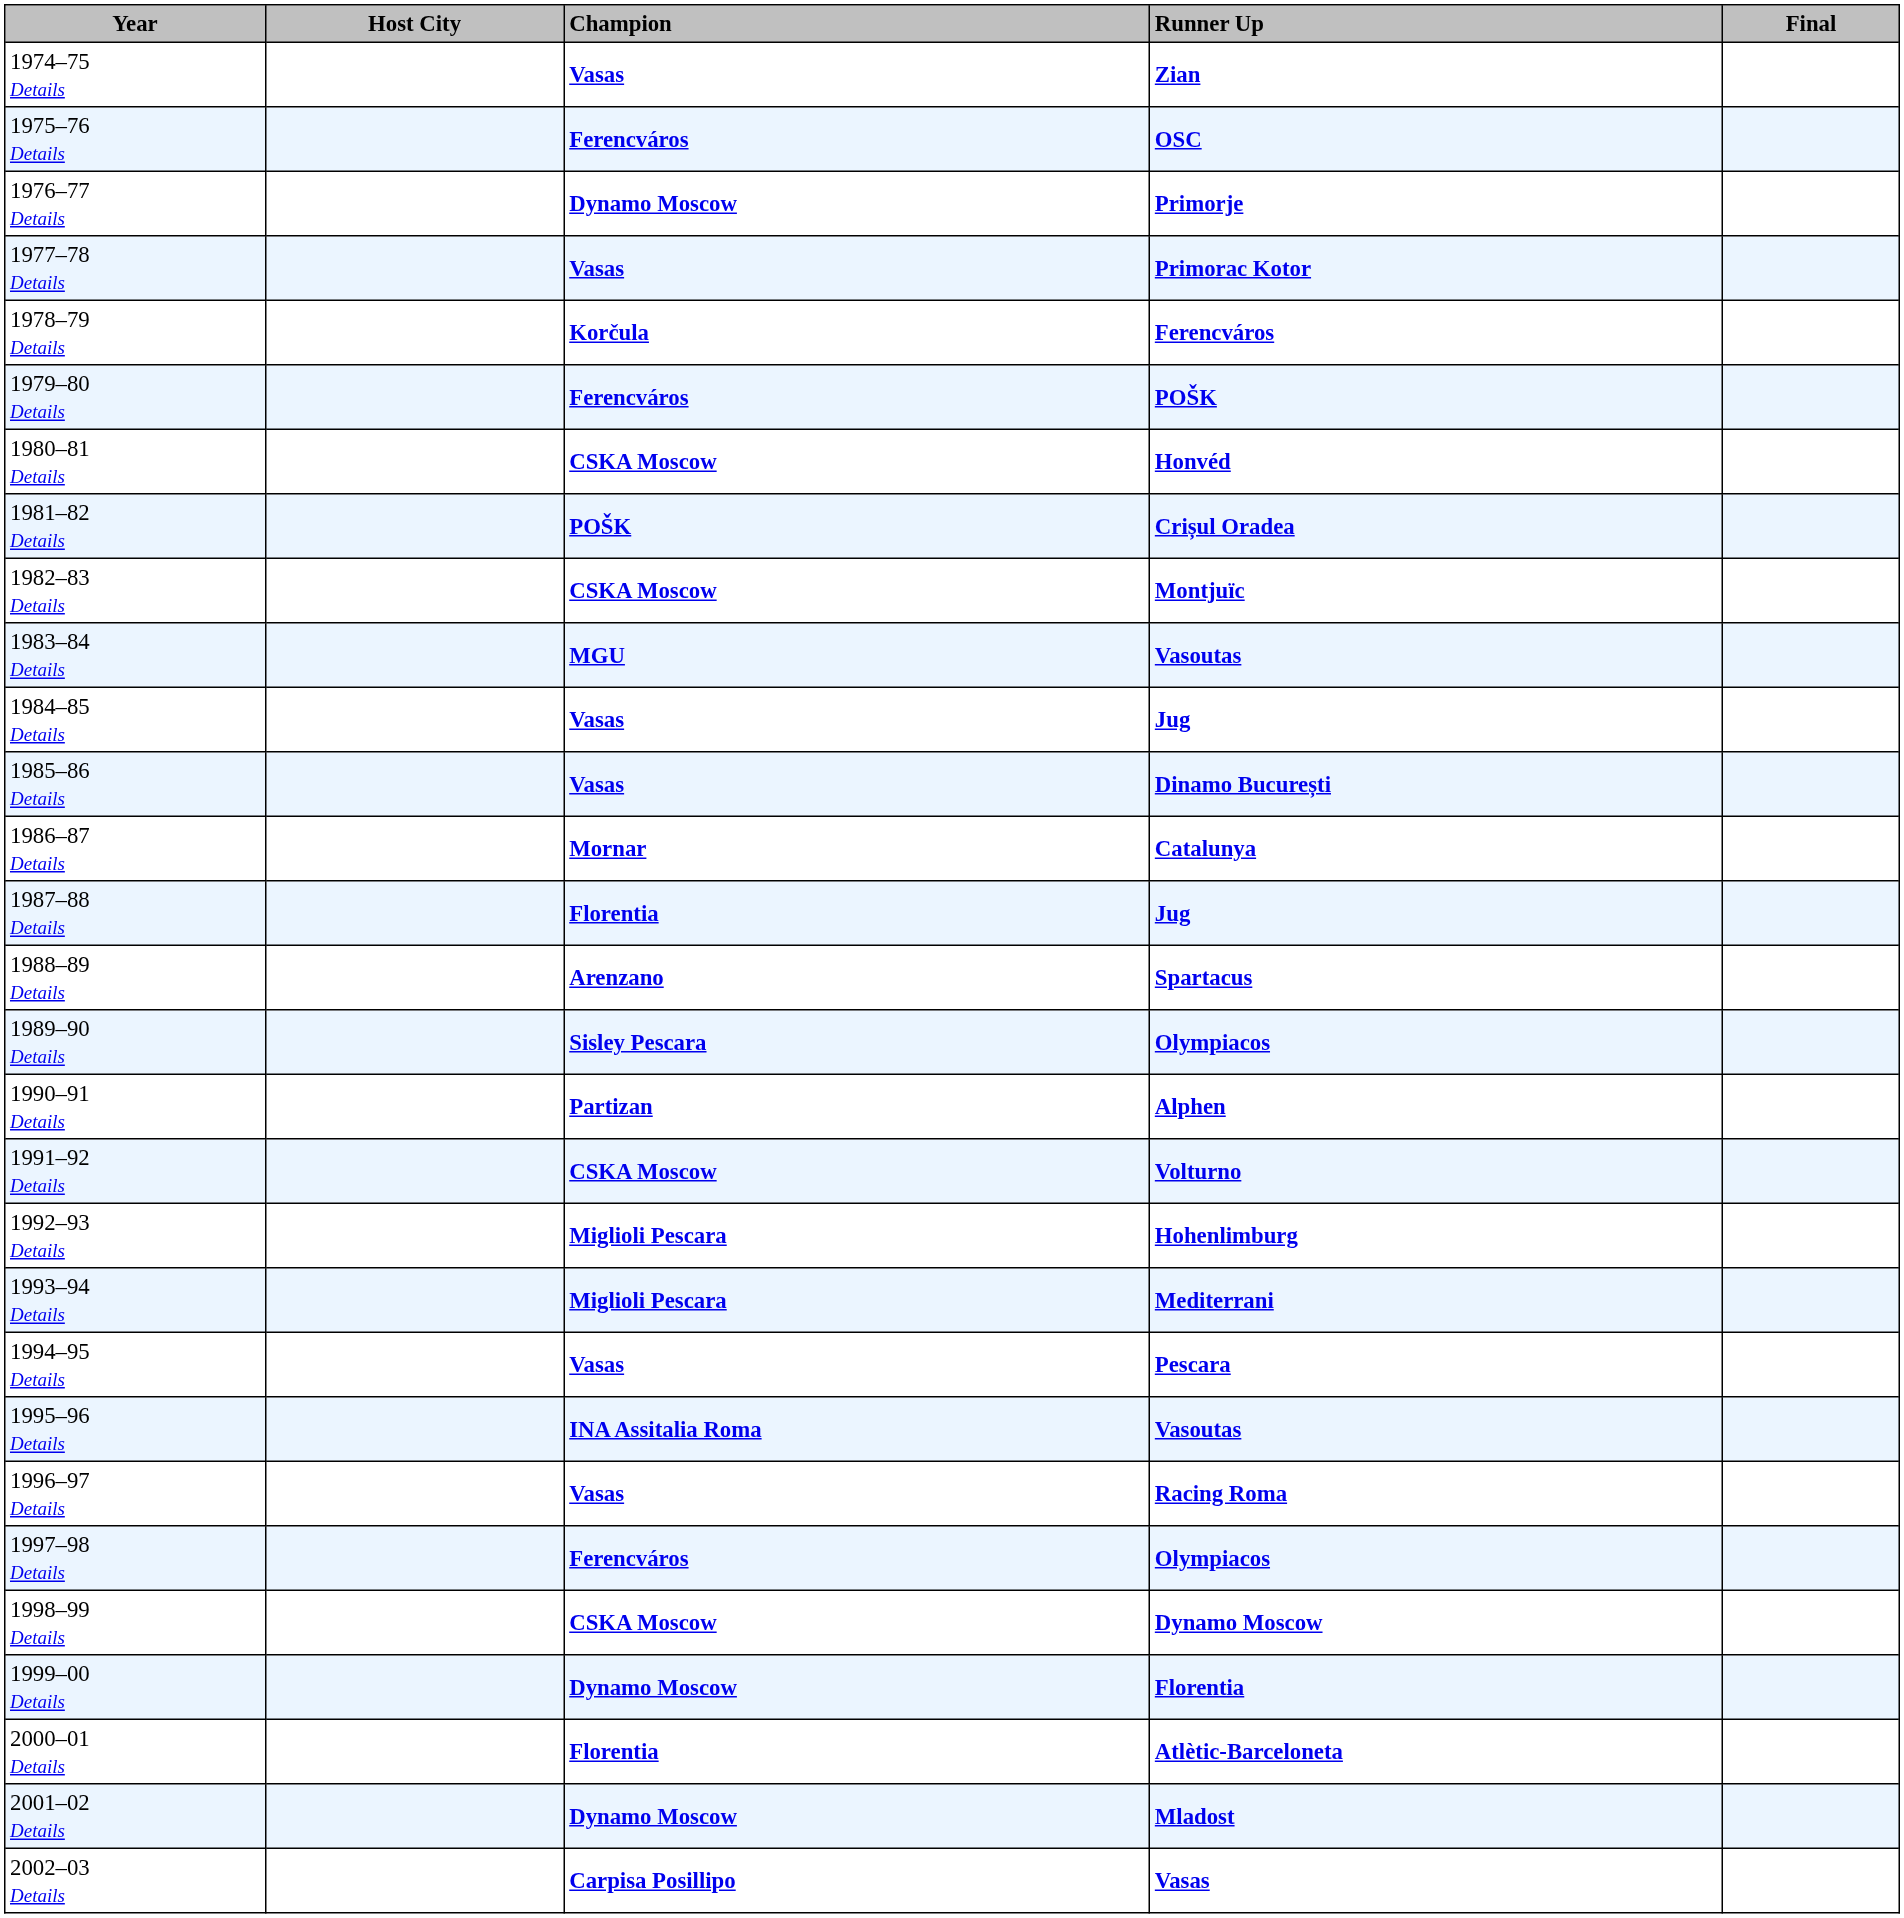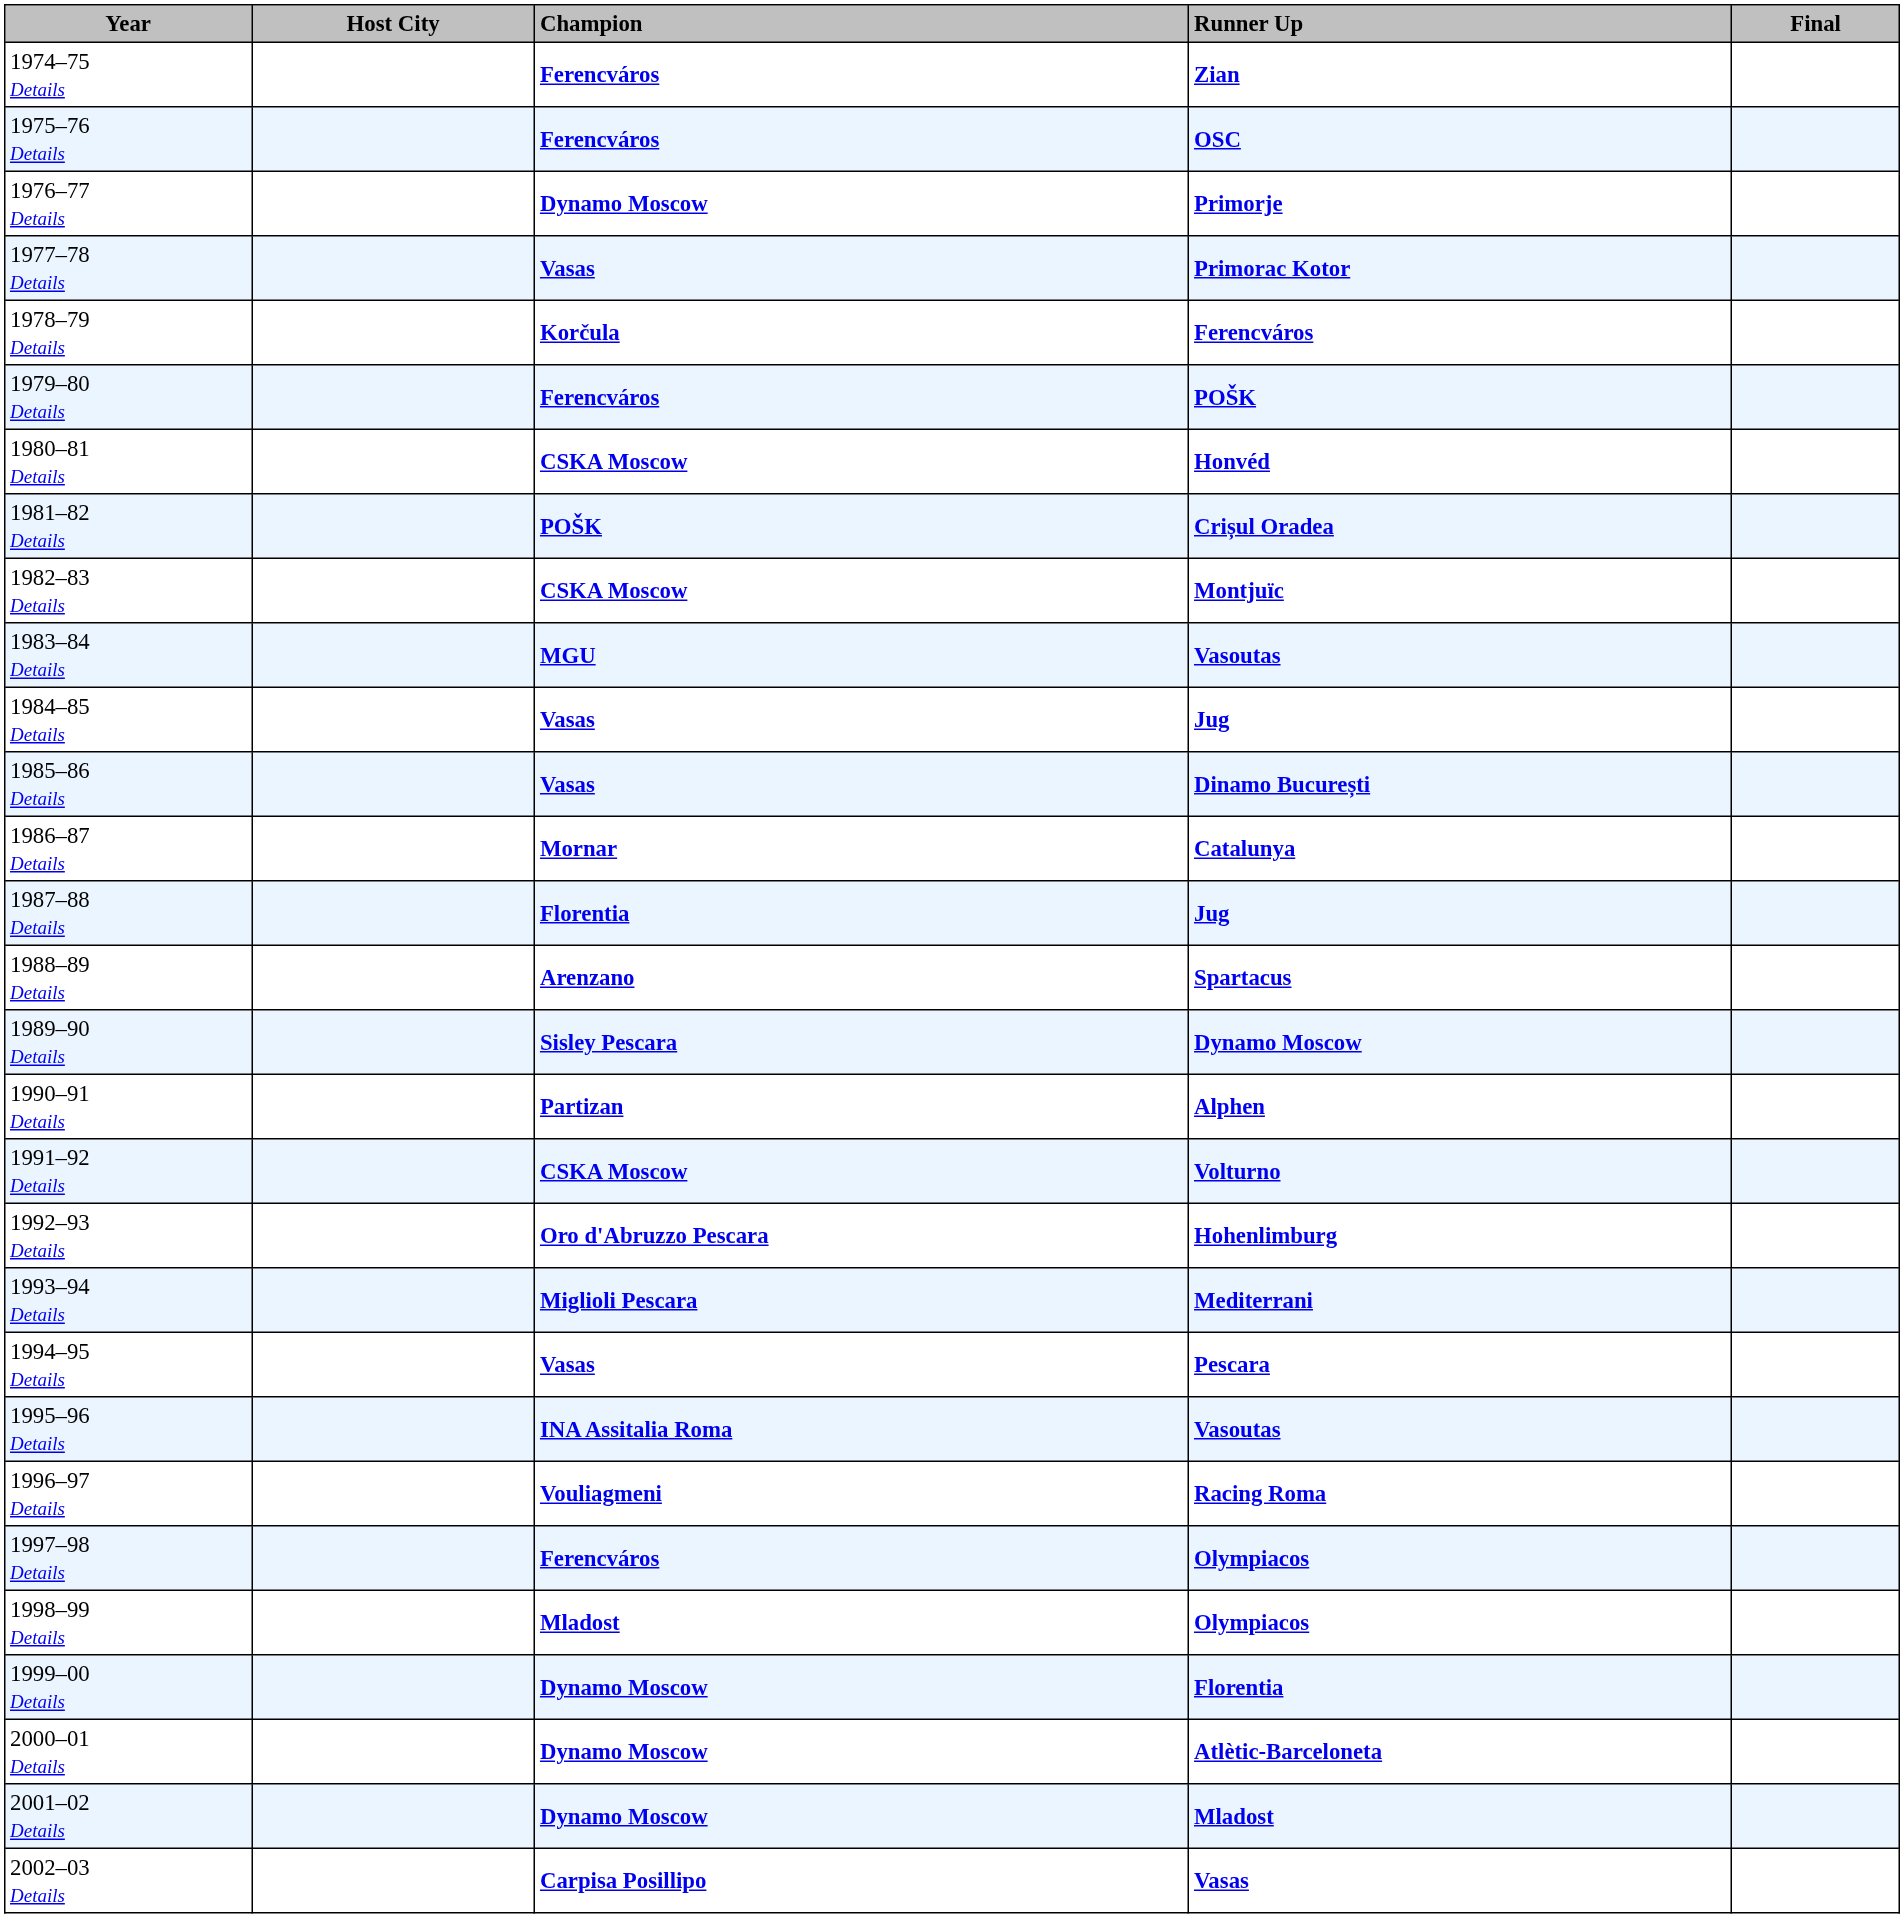(597, 74) Vasas -> (600, 74) Ferencváros
(1212, 1041) Olympiacos -> (1278, 1041) Dynamo Moscow
(648, 1235) Miglioli Pescara -> (654, 1235) Oro d'Abruzzo Pescara
(597, 1493) Vasas -> (601, 1493) Vouliagmeni
(643, 1622) CSKA Moscow -> (580, 1622) Mladost
(1239, 1622) Dynamo Moscow -> (1252, 1622) Olympiacos
(614, 1751) Florentia -> (624, 1751) Dynamo Moscow
